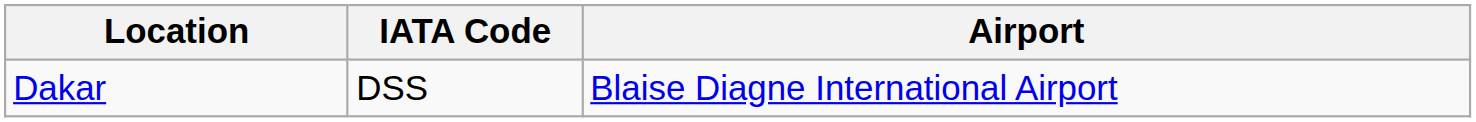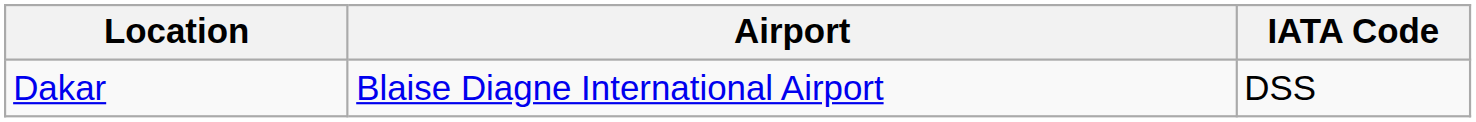columns swapped: (1026, 32) <-> (465, 32)
